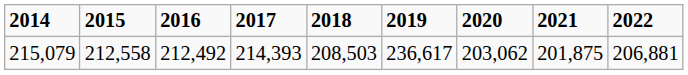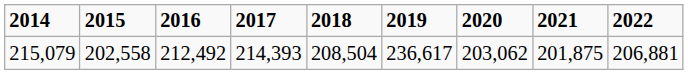(118, 52) 212,558 -> (118, 52) 202,558
(344, 52) 208,503 -> (344, 52) 208,504
